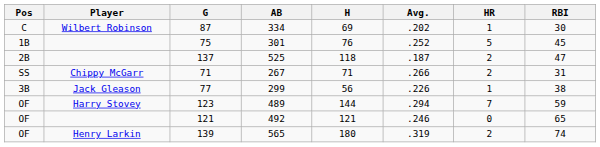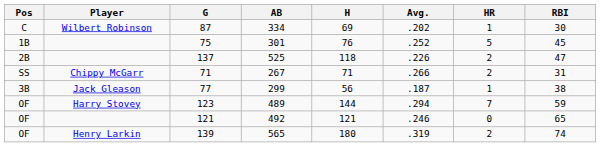(418, 58) .187 -> (418, 58) .226
(418, 88) .226 -> (418, 88) .187
